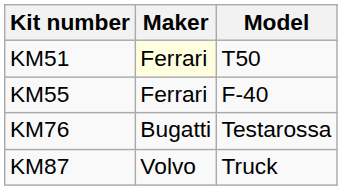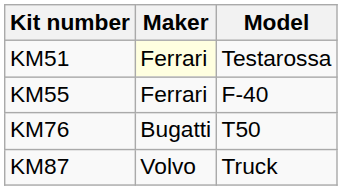(241, 58) T50 -> (276, 58) Testarossa
(276, 130) Testarossa -> (241, 130) T50
